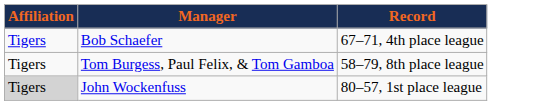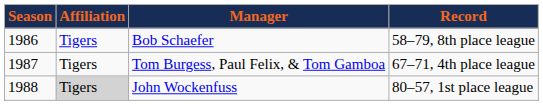+ column: (30, 16)
(412, 40) 67–71, 4th place league -> (463, 40) 58–79, 8th place league
(412, 64) 58–79, 8th place league -> (463, 64) 67–71, 4th place league
